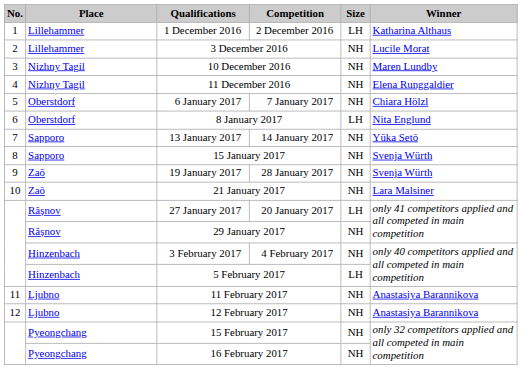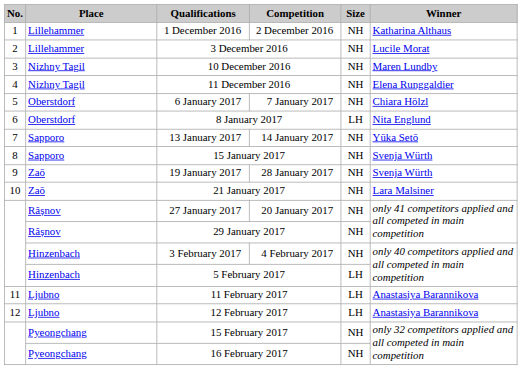(356, 30) LH -> (356, 30) NH
(356, 210) LH -> (356, 210) NH
(356, 294) NH -> (356, 294) LH
(356, 312) NH -> (356, 312) LH
